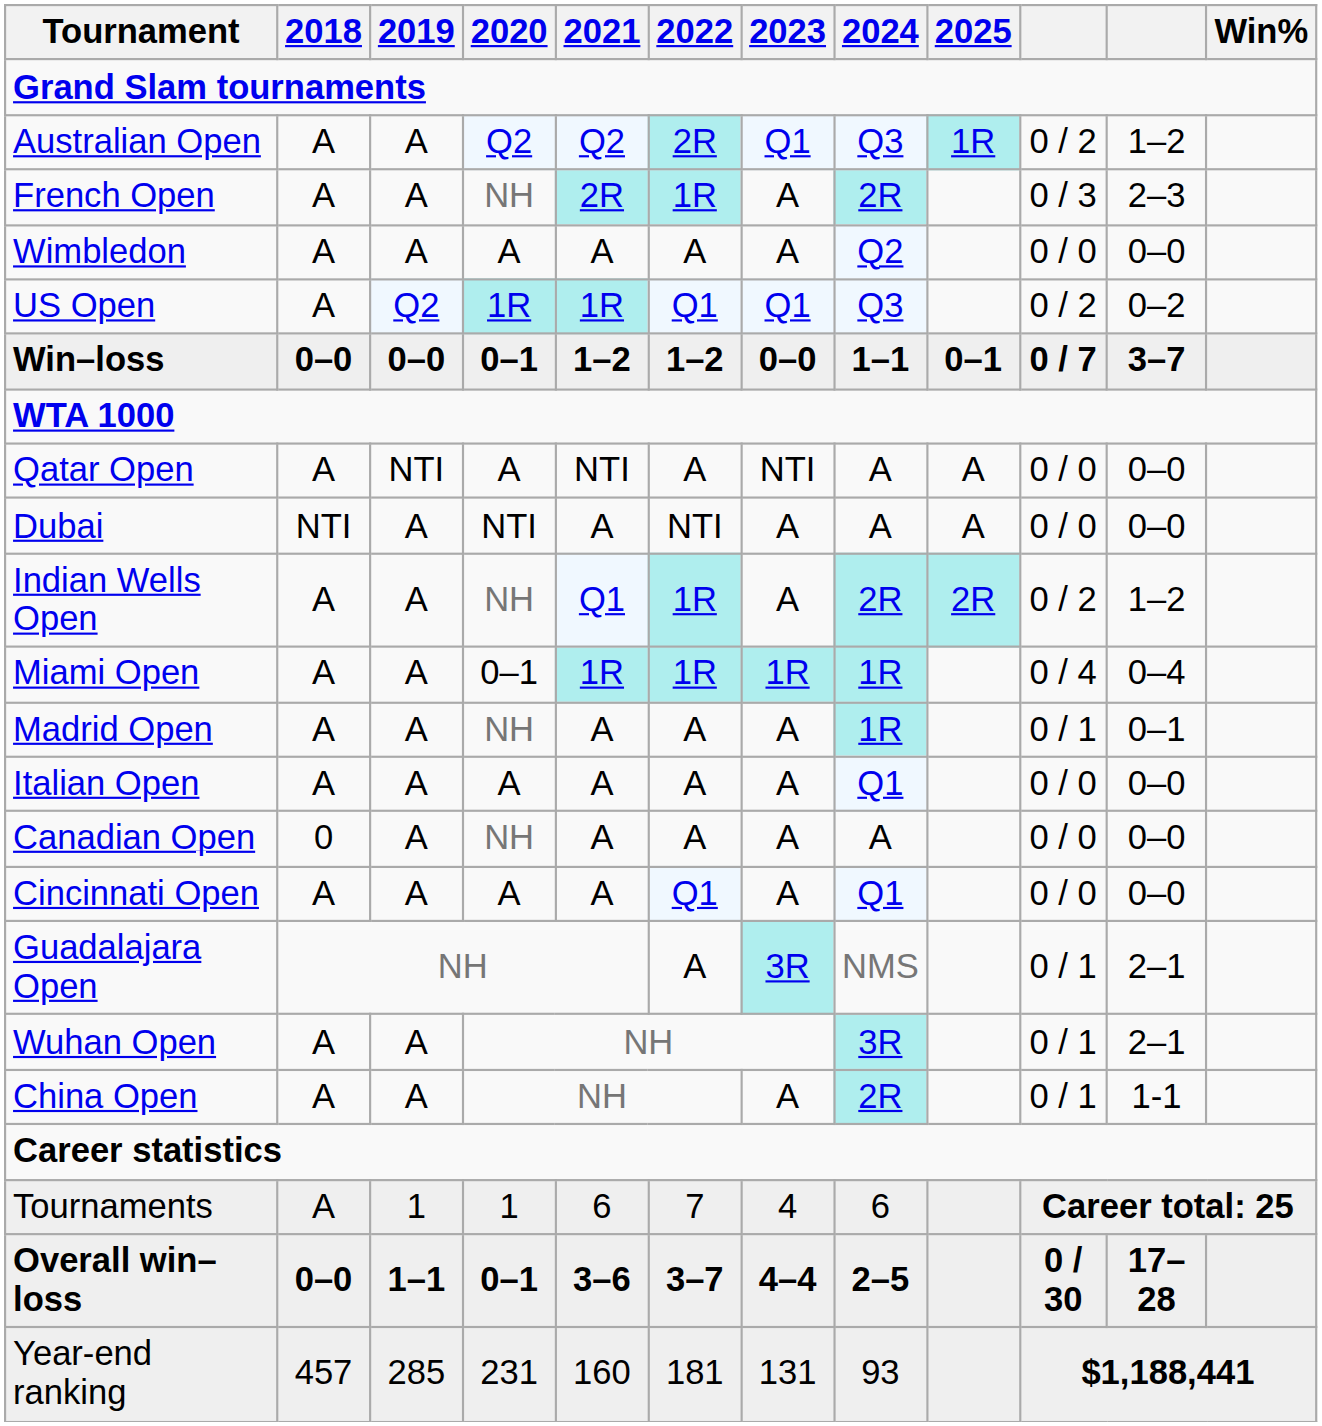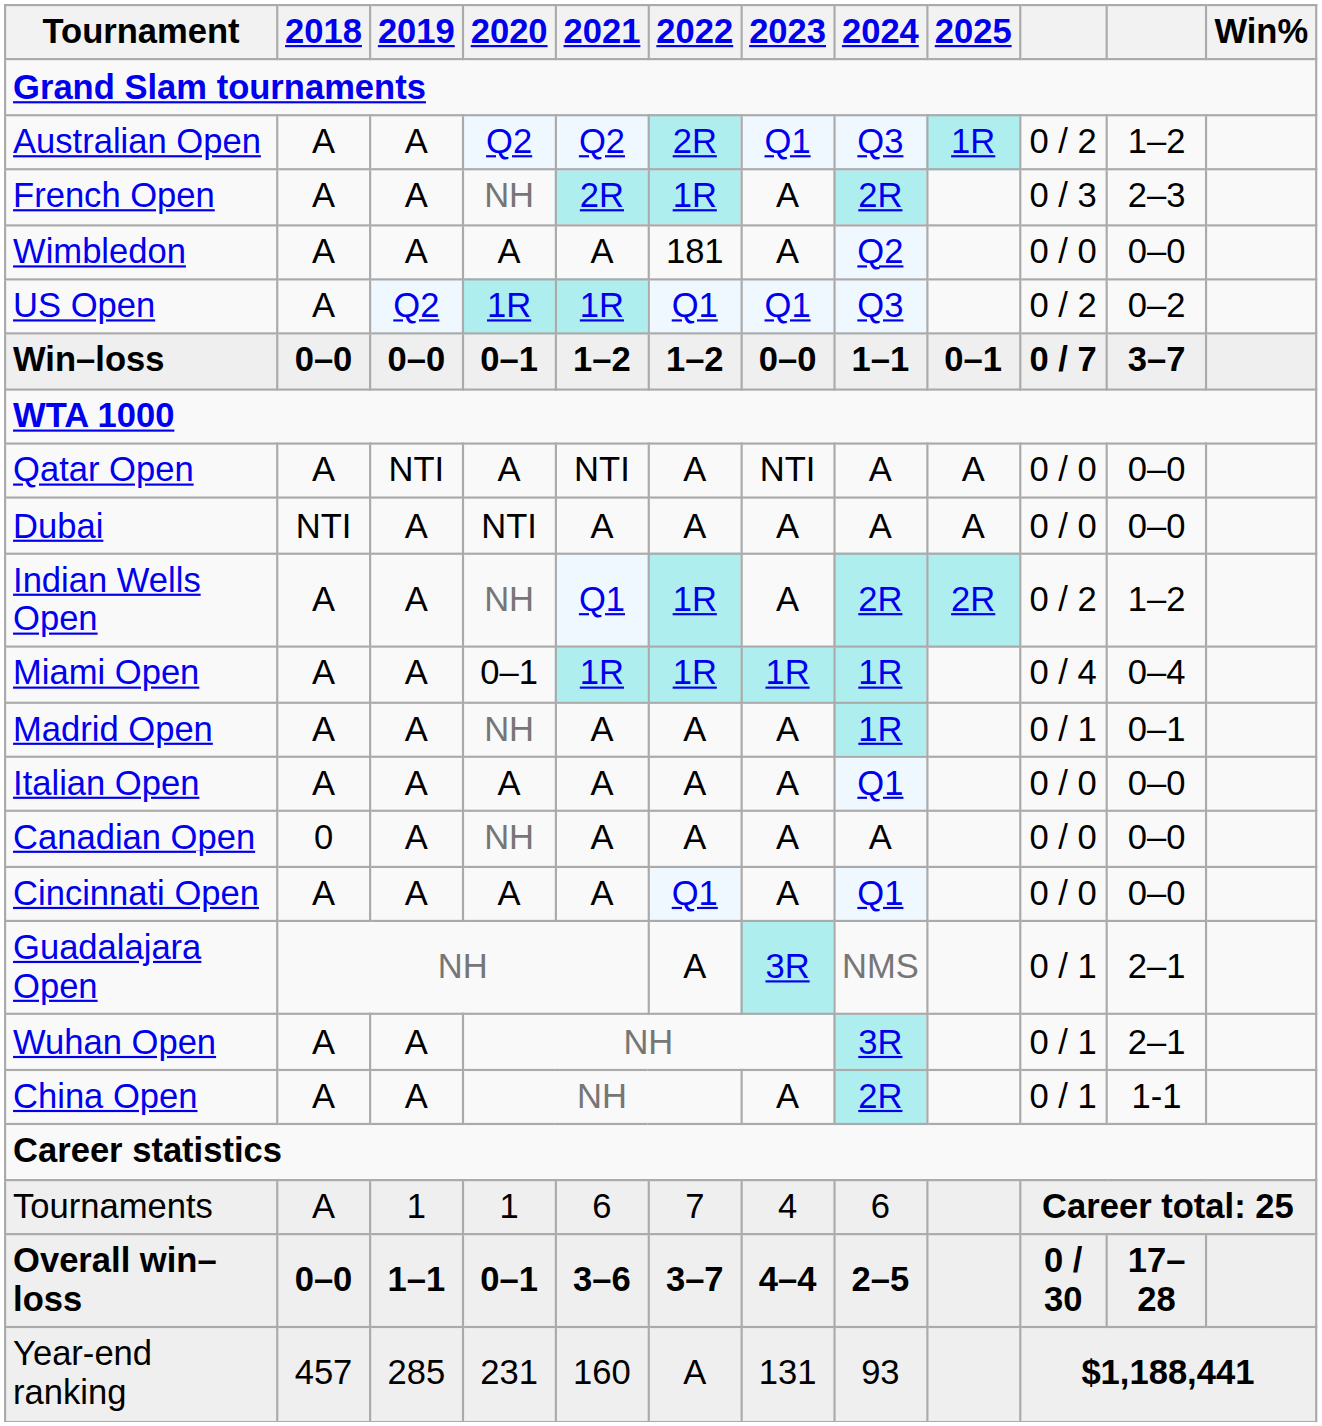(695, 251) A -> (695, 251) 181
(695, 525) NTI -> (695, 525) A
(695, 1373) 181 -> (695, 1373) A
